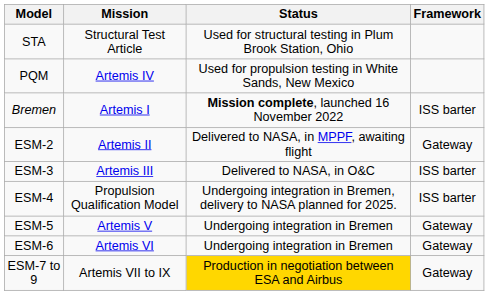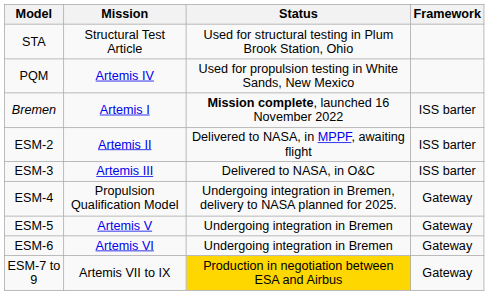(447, 144) Gateway -> (447, 144) ISS barter
(447, 198) ISS barter -> (447, 198) Gateway
